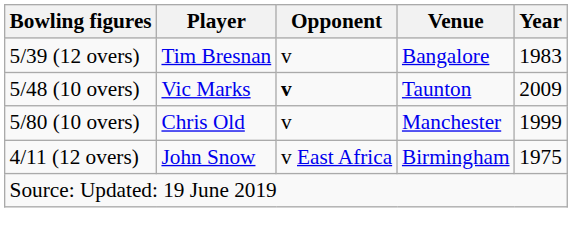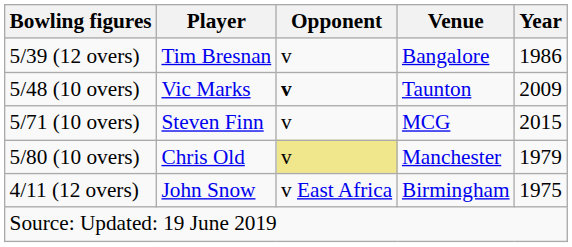(541, 55) 1983 -> (541, 55) 1986
+ row: (75, 122)
(286, 122) no background -> (286, 156) khaki background
(541, 122) 1999 -> (541, 156) 1979
